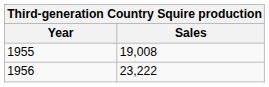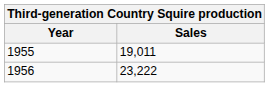(138, 52) 19,008 -> (138, 52) 19,011
